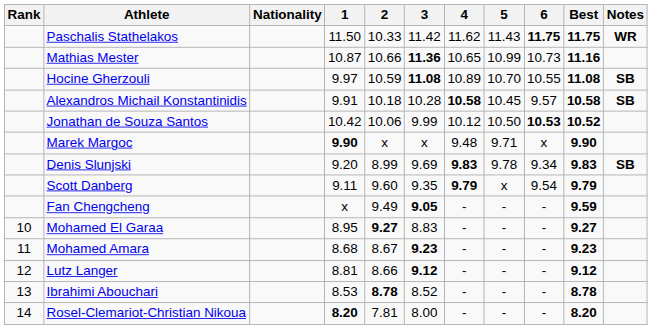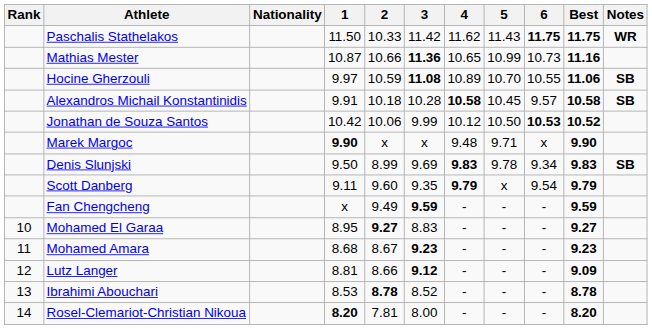(584, 79) 11.08 -> (584, 79) 11.06
(345, 164) 9.20 -> (345, 164) 9.50
(424, 206) 9.05 -> (424, 206) 9.59
(584, 270) 9.12 -> (584, 270) 9.09
